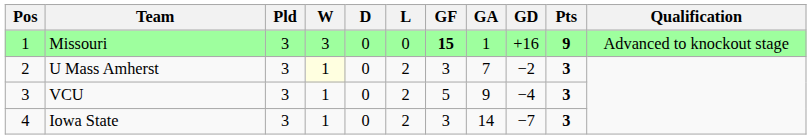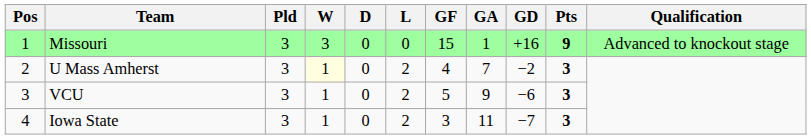(446, 43) bold -> (446, 43) normal
(446, 69) 3 -> (446, 69) 4
(526, 95) −4 -> (526, 95) −6
(486, 120) 14 -> (486, 120) 11
